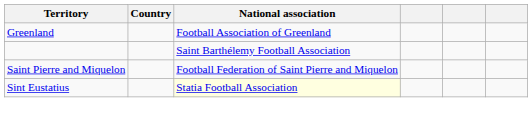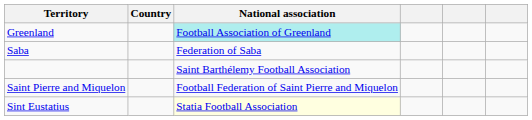(254, 32) no background -> (254, 32) paleturquoise background
+ row: (18, 51)
